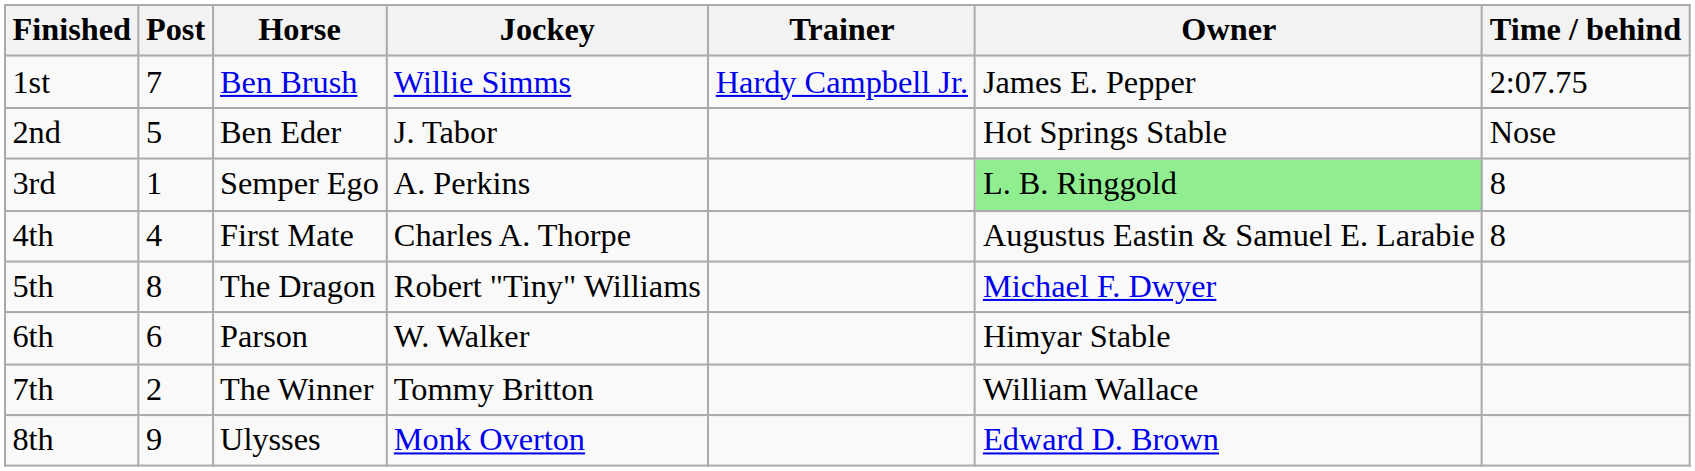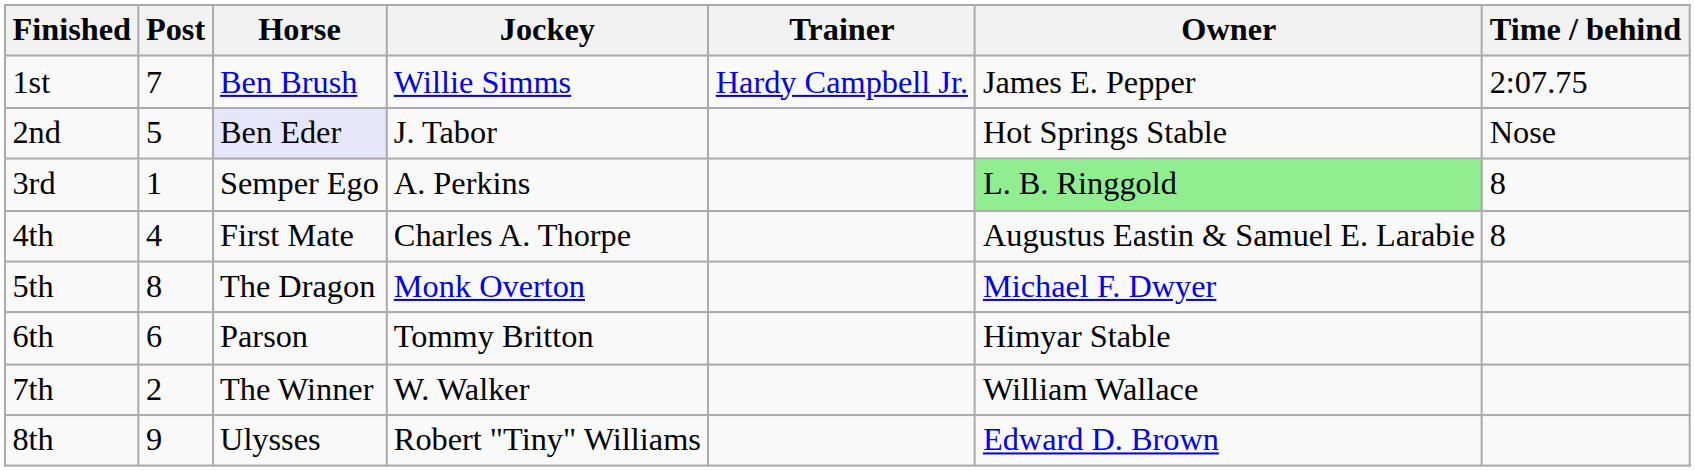(281, 132) no background -> (281, 132) lavender background
(547, 286) Robert "Tiny" Williams -> (489, 286) Monk Overton
(462, 337) W. Walker -> (494, 337) Tommy Britton
(494, 388) Tommy Britton -> (462, 388) W. Walker
(489, 440) Monk Overton -> (547, 440) Robert "Tiny" Williams
